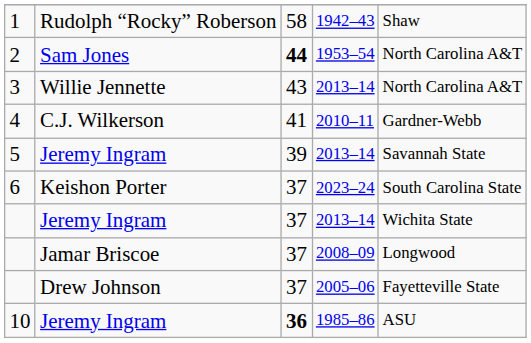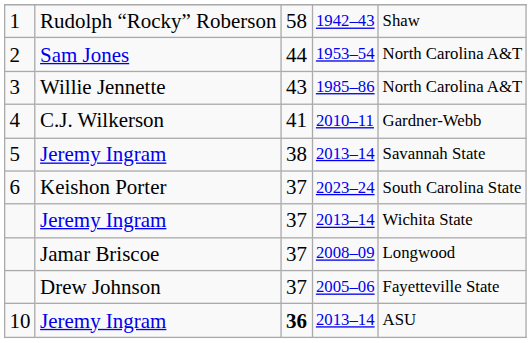(297, 54) bold -> (297, 54) normal
(345, 87) 2013–14 -> (345, 87) 1985–86
(297, 154) 39 -> (297, 154) 38
(345, 320) 1985–86 -> (345, 320) 2013–14
